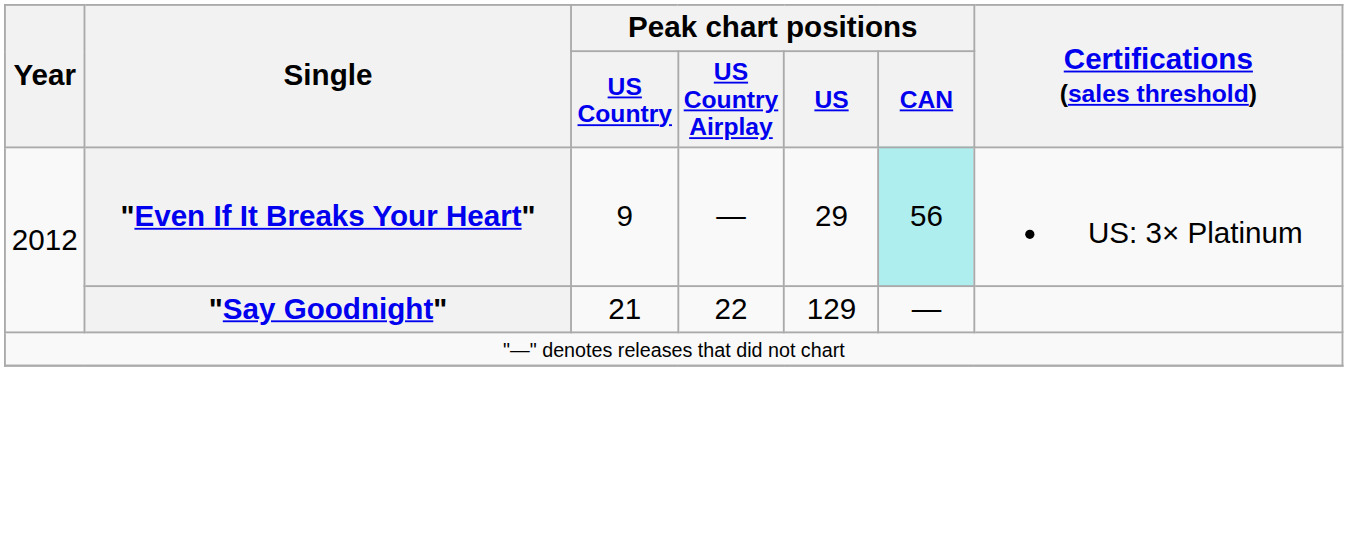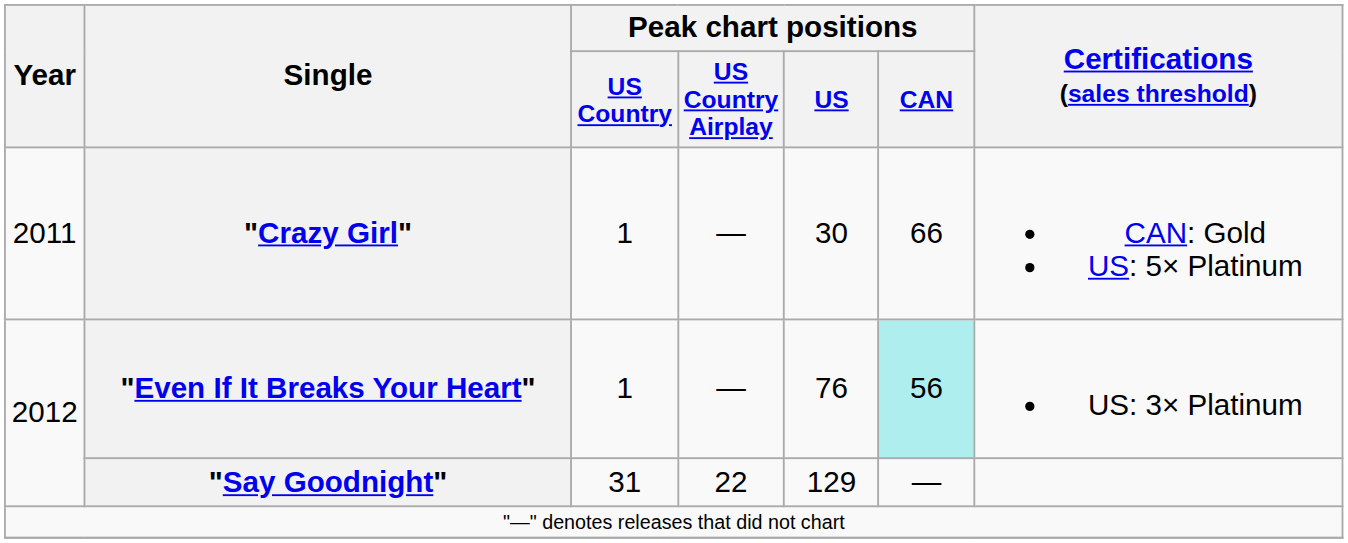+ row: (328, 232)
(625, 216) 9 -> (625, 388) 1
(832, 216) 29 -> (832, 388) 76
(625, 309) 21 -> (625, 482) 31
